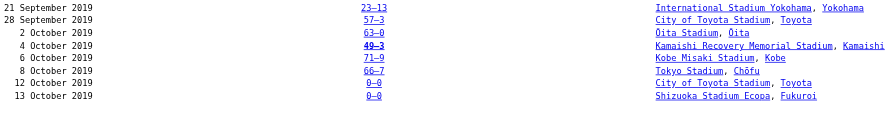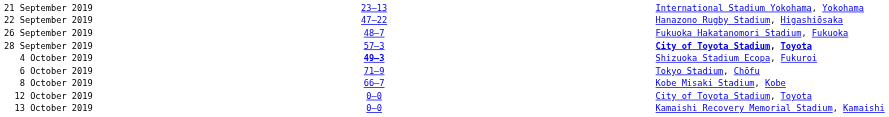+ row: (48, 20)
+ row: (48, 33)
(734, 20) normal -> (734, 46) bold
- row: (56, 33)
(770, 46) Kamaishi Recovery Memorial Stadium, Kamaishi -> (736, 58) Shizuoka Stadium Ecopa, Fukuroi
(721, 58) Kobe Misaki Stadium, Kobe -> (708, 71) Tokyo Stadium, Chōfu
(708, 71) Tokyo Stadium, Chōfu -> (721, 83) Kobe Misaki Stadium, Kobe
(736, 96) Shizuoka Stadium Ecopa, Fukuroi -> (770, 109) Kamaishi Recovery Memorial Stadium, Kamaishi
